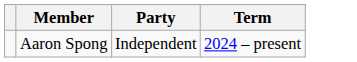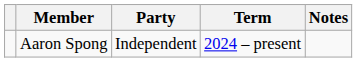+ column: (328, 17)
